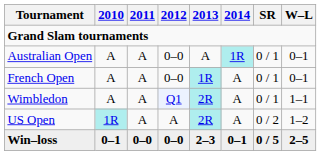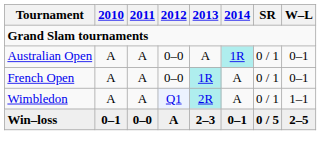- row: (31, 118)
(174, 139) 0–0 -> (174, 118) A
